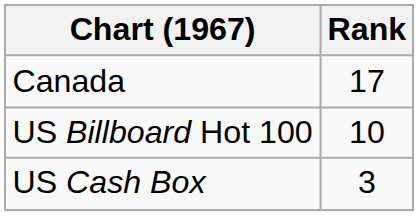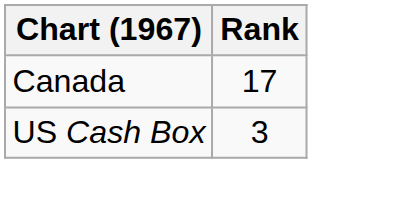- row: (163, 132)
